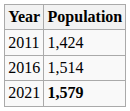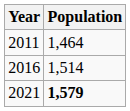(66, 42) 1,424 -> (66, 42) 1,464
